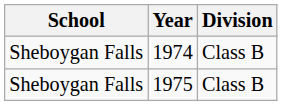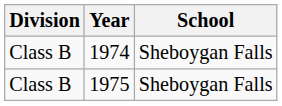columns swapped: (76, 20) <-> (237, 20)
